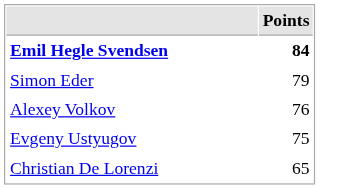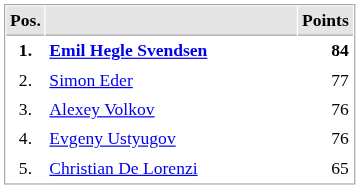+ column: (25, 20)
(301, 80) 79 -> (340, 80) 77
(301, 138) 75 -> (340, 138) 76
